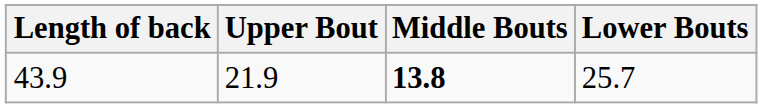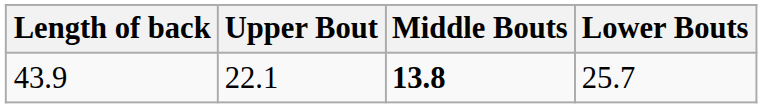(252, 77) 21.9 -> (252, 77) 22.1
